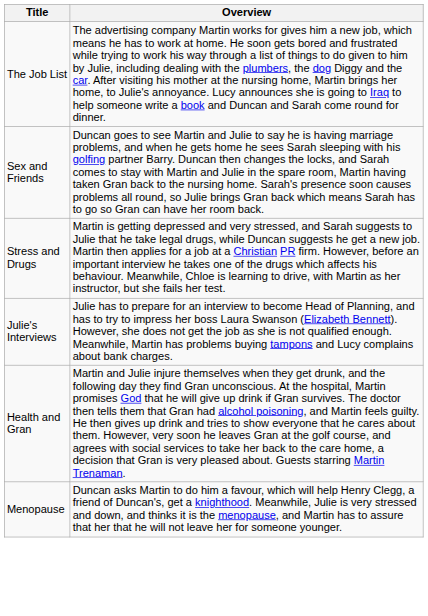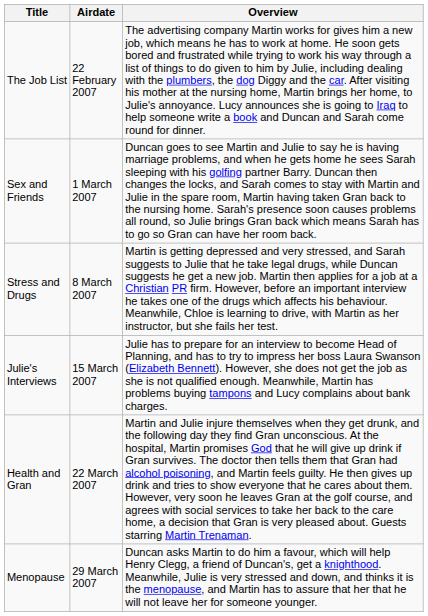+ column: (96, 13)
